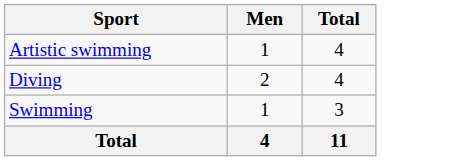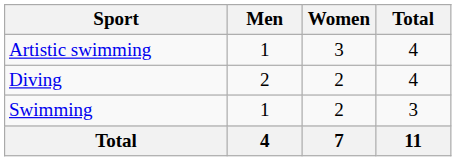+ column: (339, 19)
